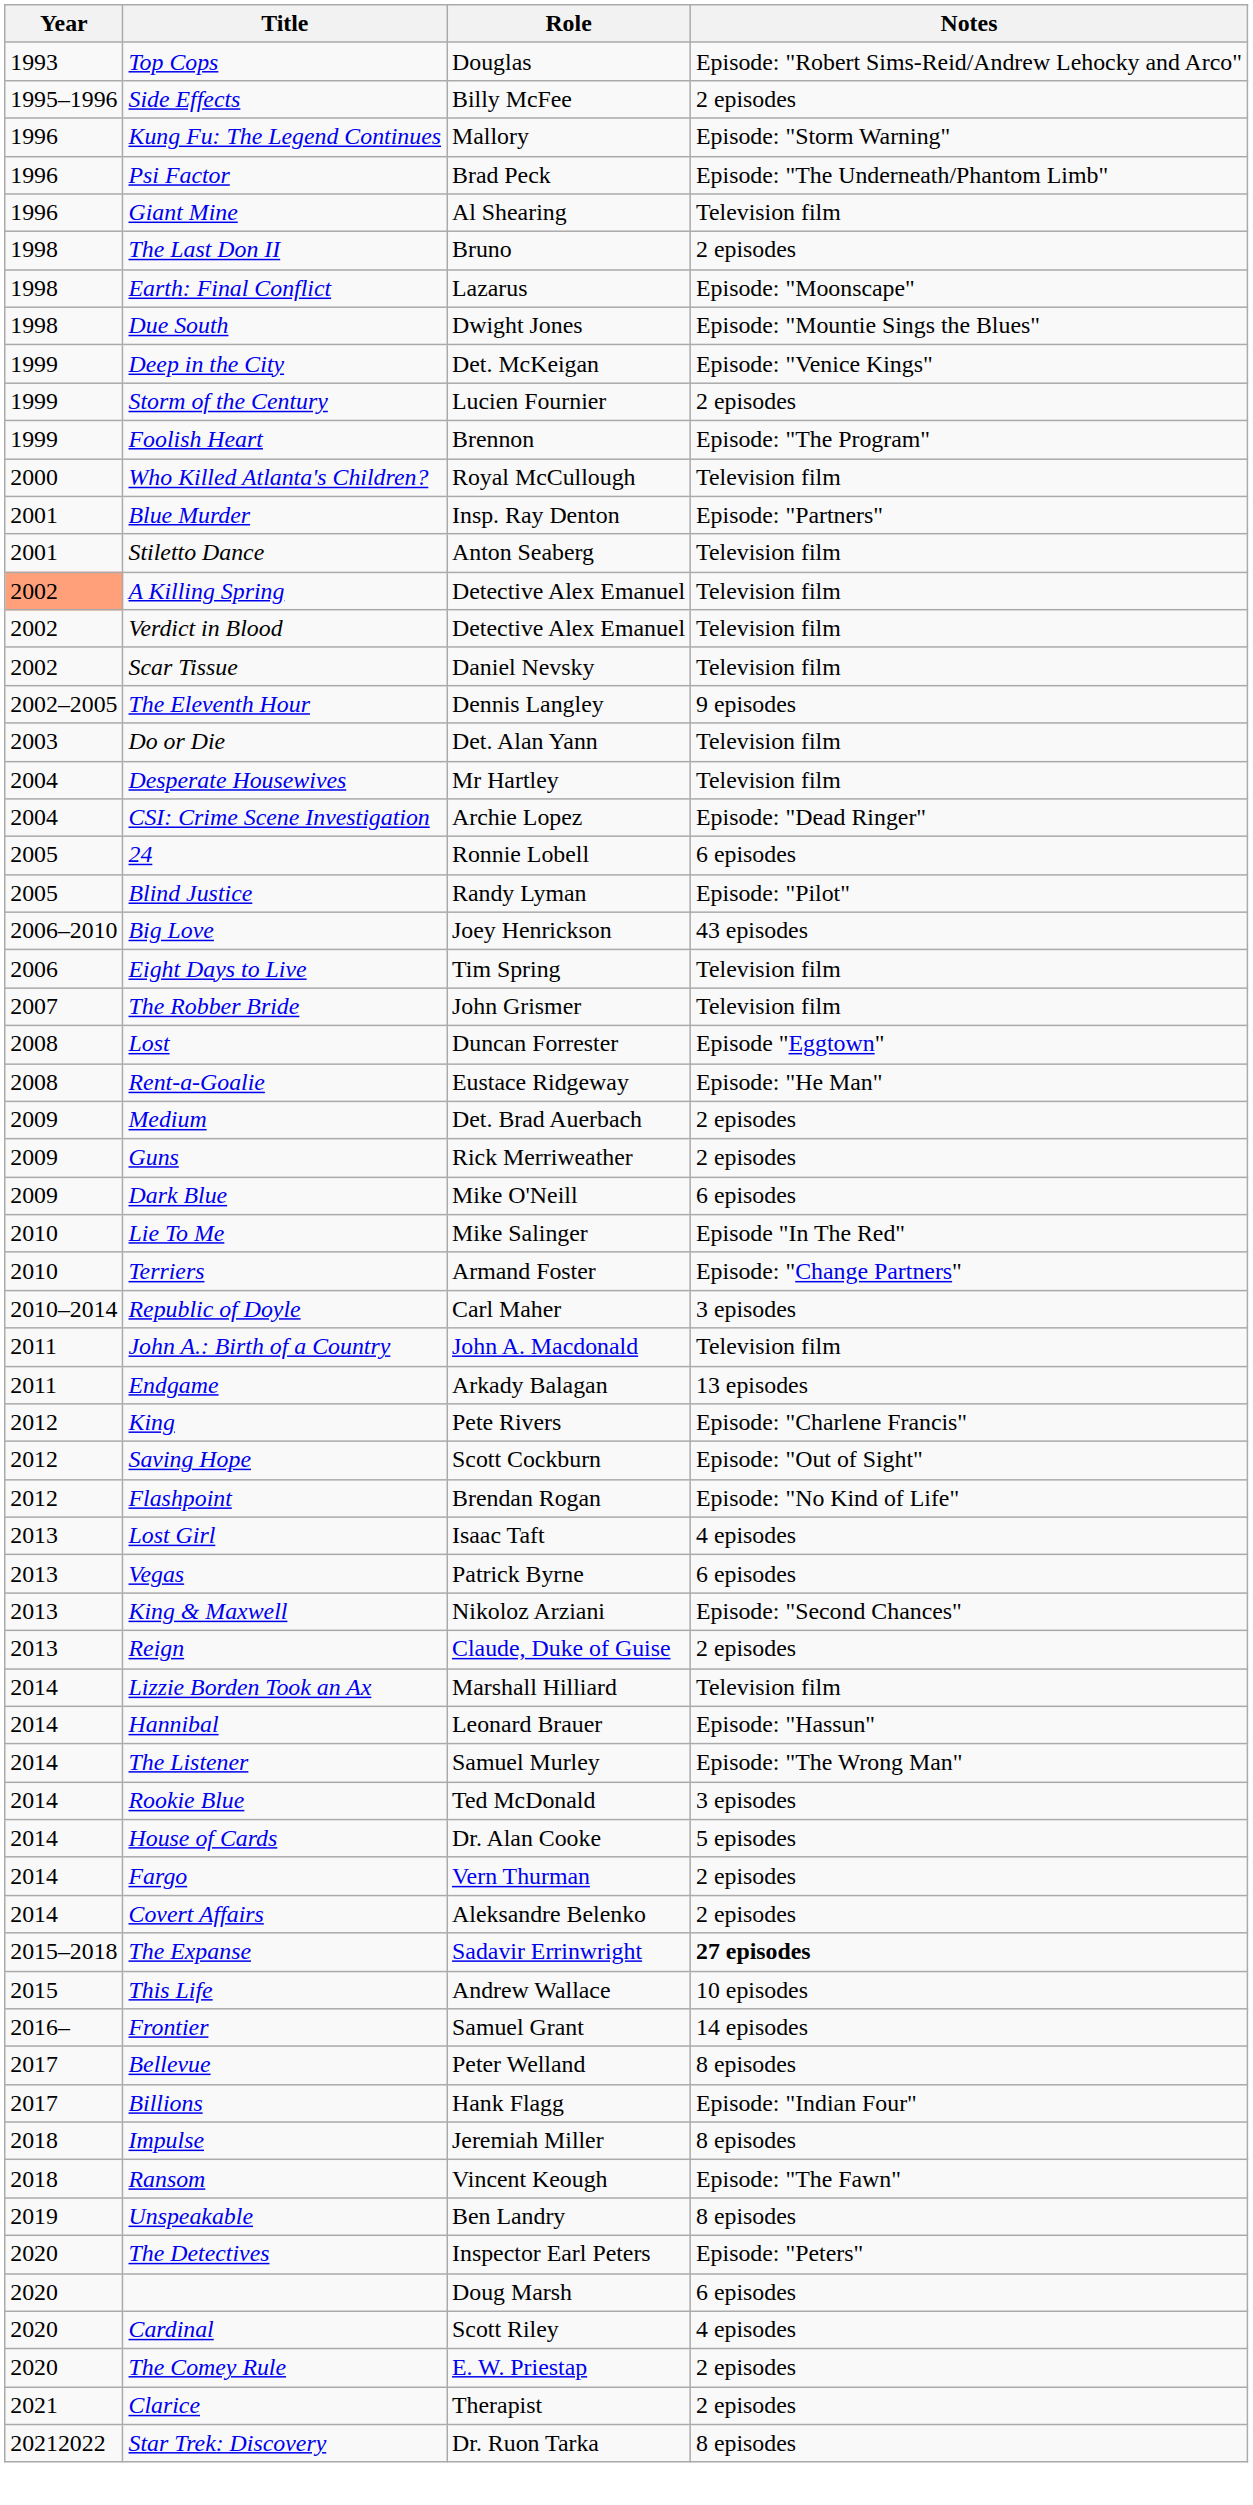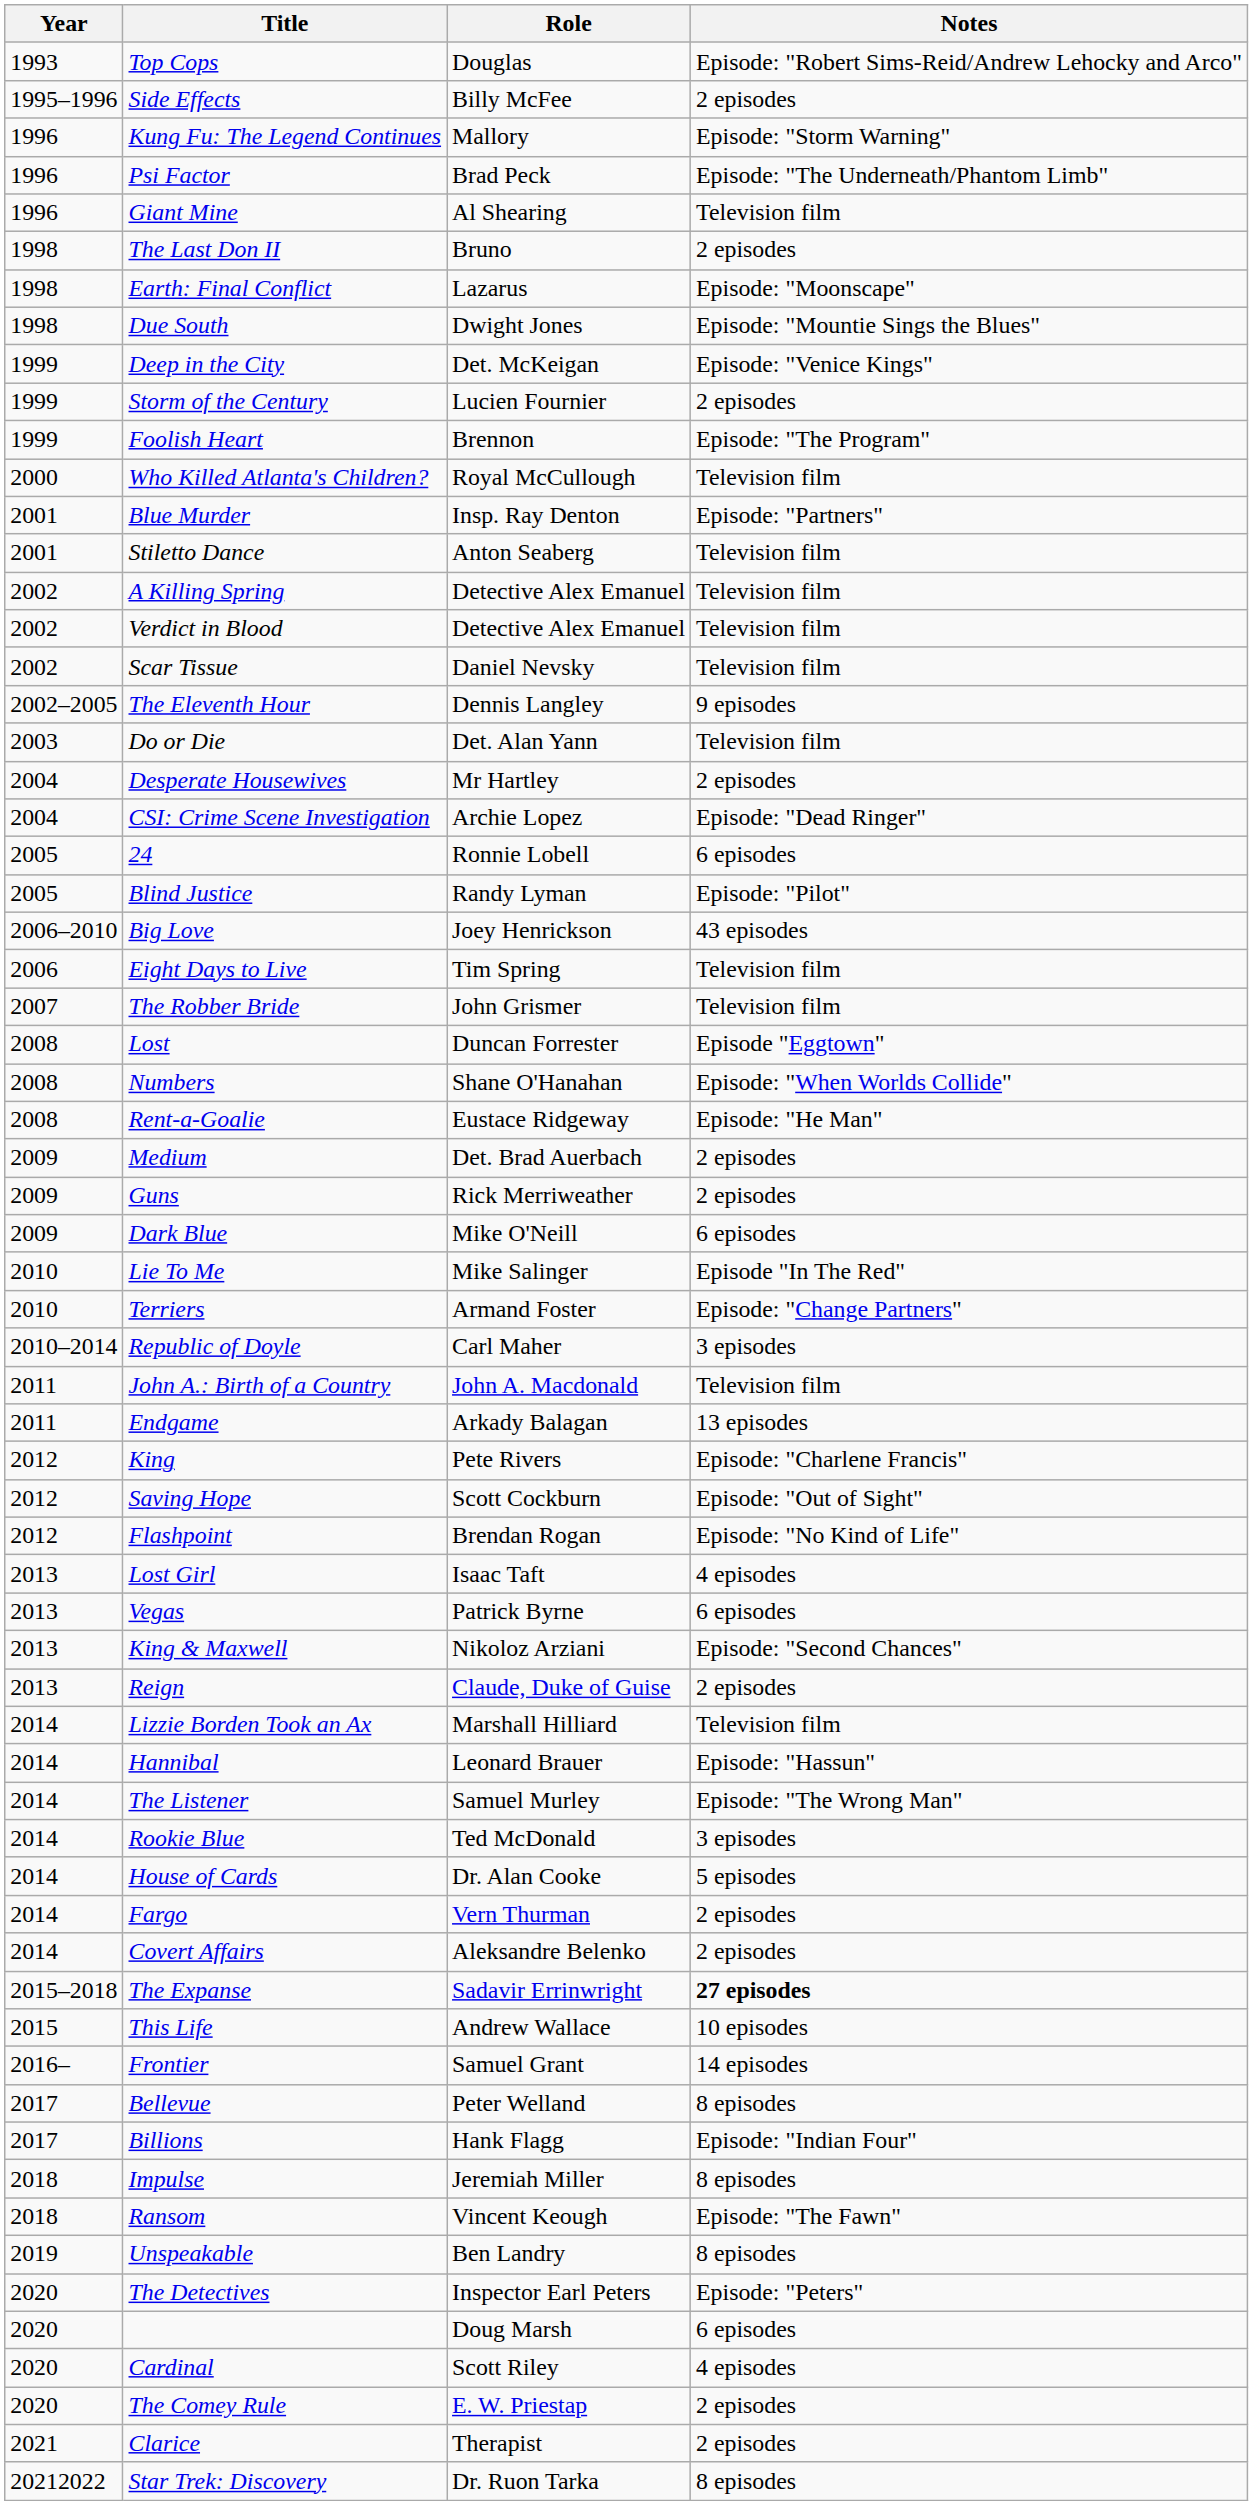(34, 590) lightsalmon background -> (34, 590) no background
(768, 779) Television film -> (746, 779) 2 episodes
+ row: (172, 1082)
